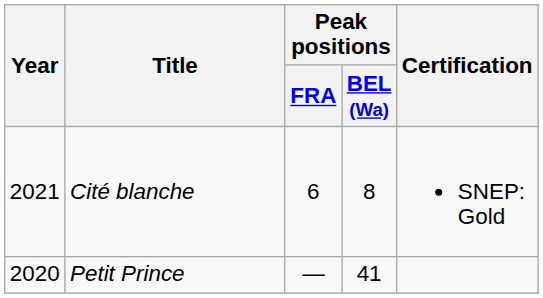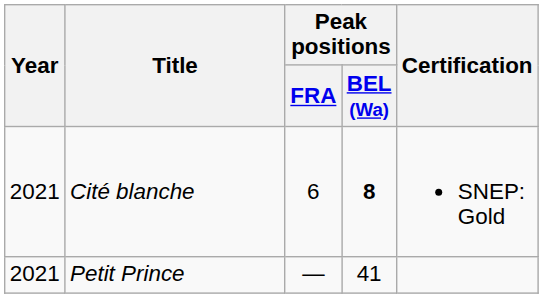(369, 191) normal -> (369, 191) bold
(35, 274) 2020 -> (35, 274) 2021
